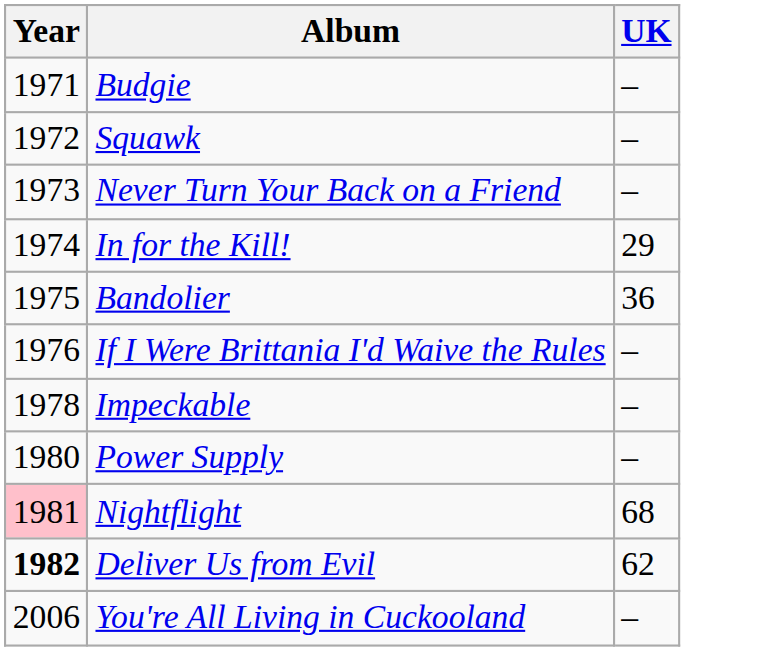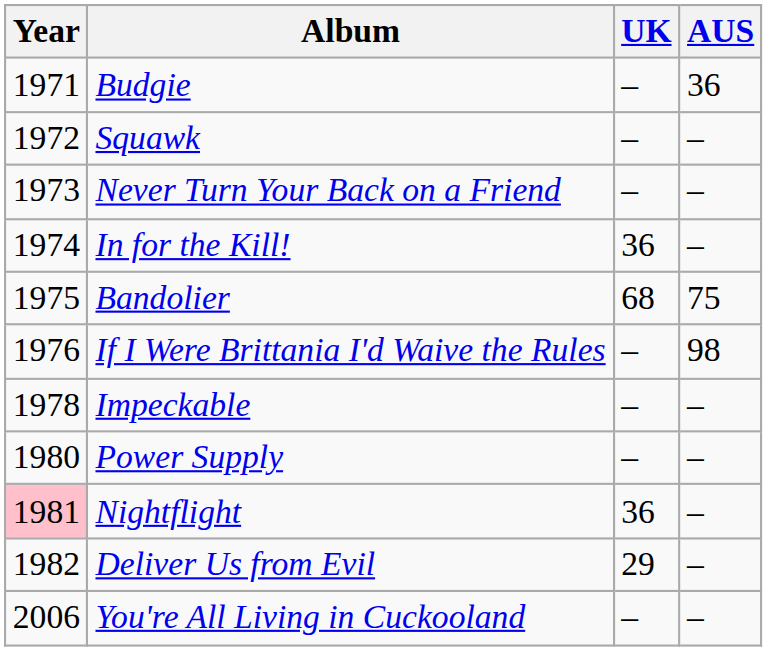+ column: (721, 31)
(638, 244) 29 -> (638, 244) 36
(638, 297) 36 -> (638, 297) 68
(638, 510) 68 -> (638, 510) 36
(46, 564) bold -> (46, 564) normal
(638, 564) 62 -> (638, 564) 29
